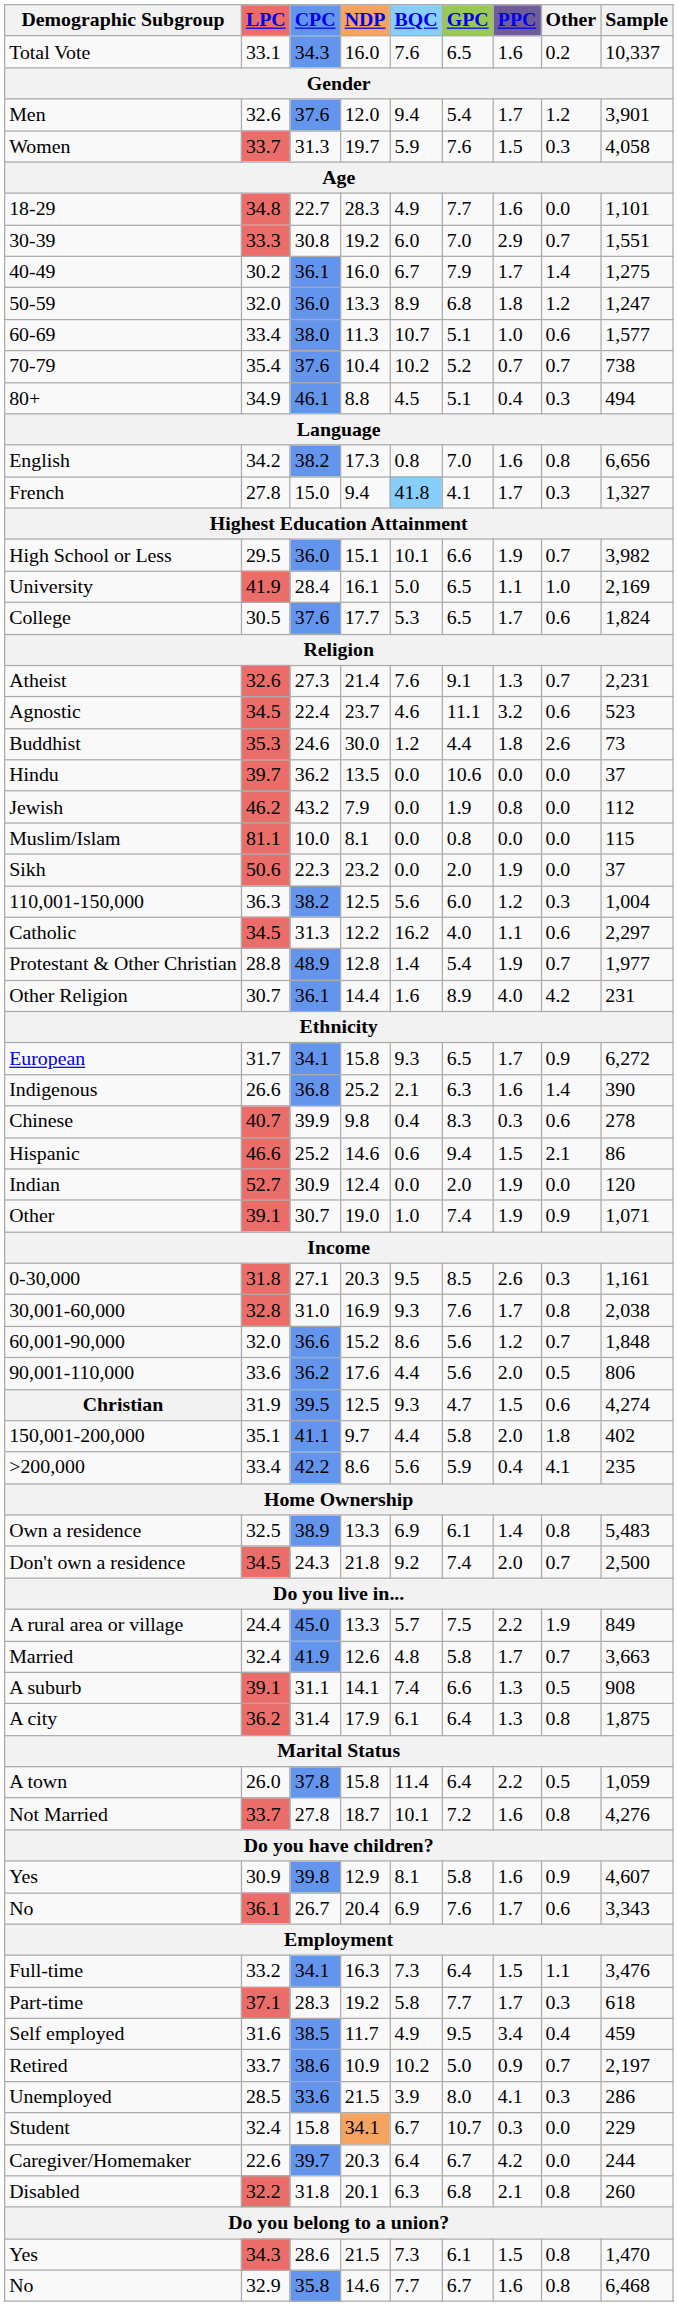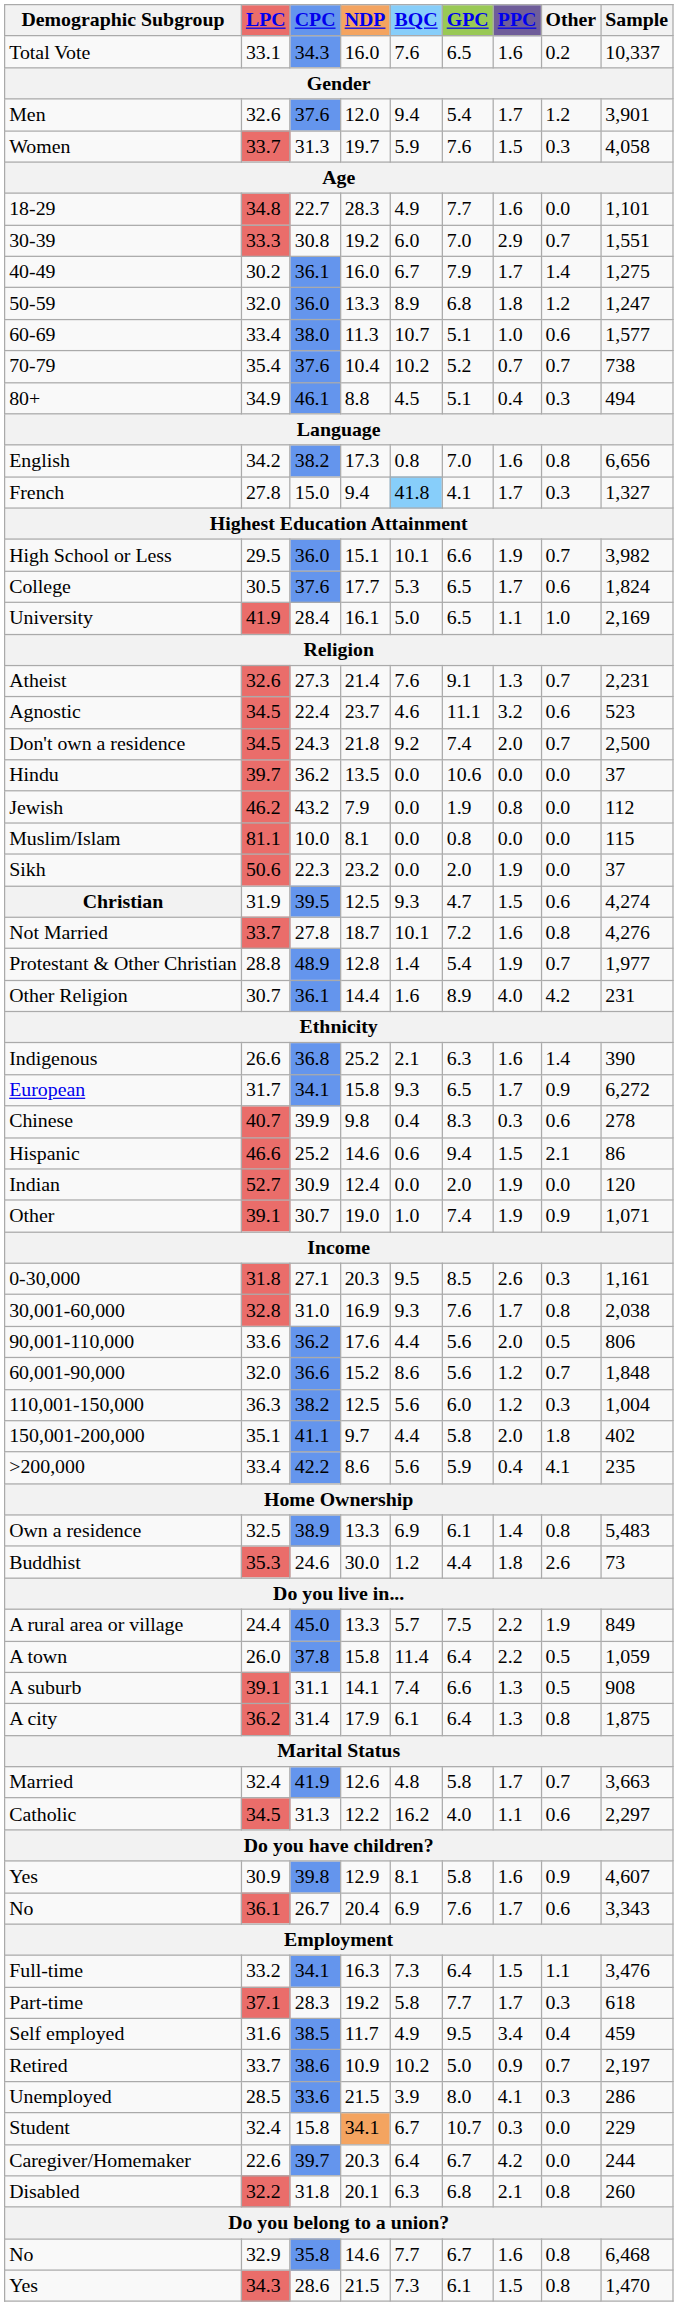rows swapped: (40, 618) <-> (51, 586)
rows swapped: (45, 743) <-> (97, 1562)
rows swapped: (123, 1404) <-> (77, 901)
rows swapped: (43, 932) <-> (59, 1813)
rows swapped: (53, 1090) <-> (47, 1058)
rows swapped: (67, 1341) <-> (72, 1373)
rows swapped: (38, 1782) <-> (41, 1656)
rows swapped: (24, 2254) <-> (21, 2285)
